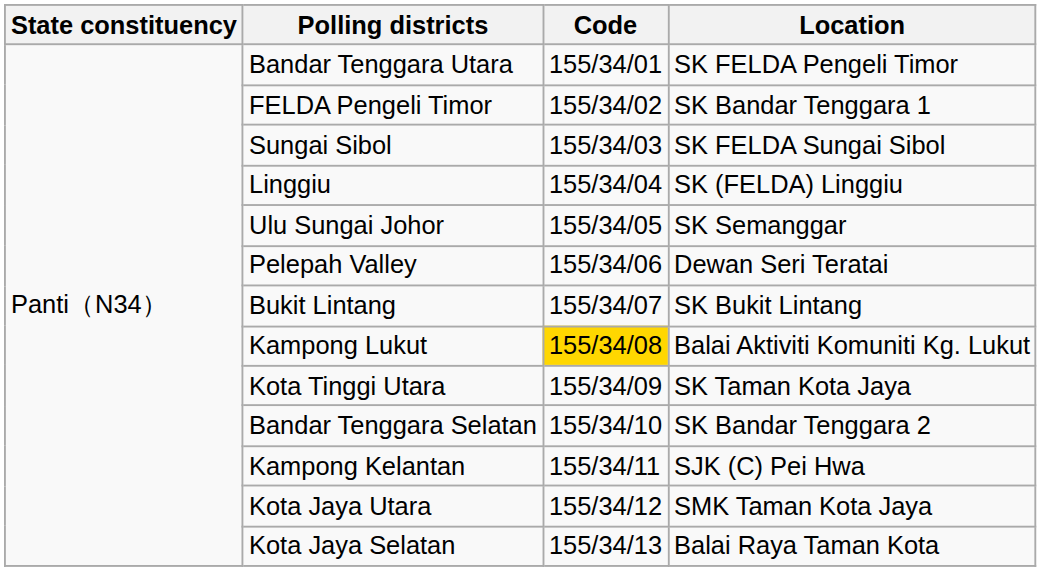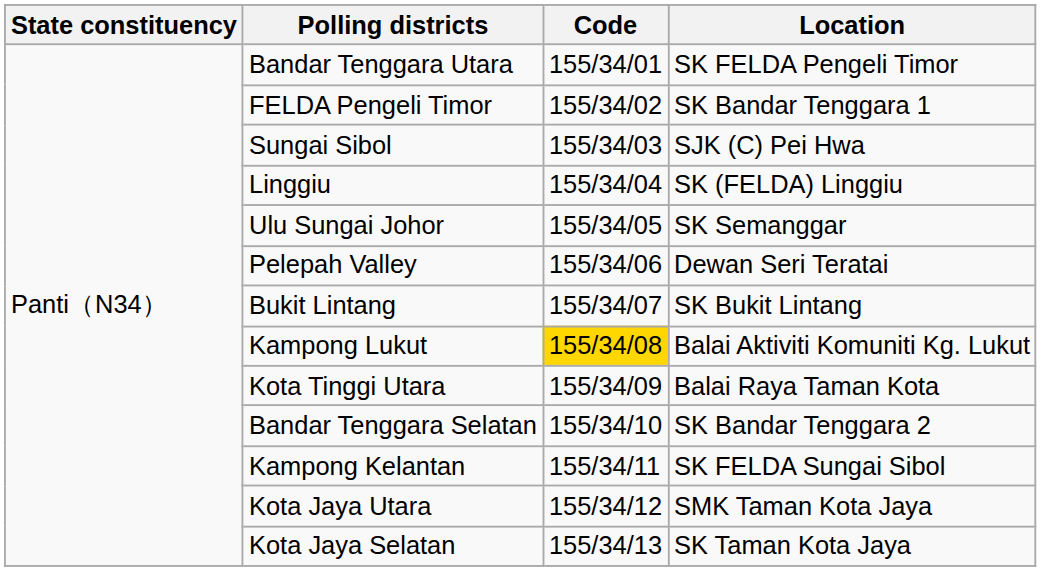(810, 145) SK FELDA Sungai Sibol -> (769, 145) SJK (C) Pei Hwa
(793, 385) SK Taman Kota Jaya -> (807, 385) Balai Raya Taman Kota
(769, 466) SJK (C) Pei Hwa -> (810, 466) SK FELDA Sungai Sibol
(807, 546) Balai Raya Taman Kota -> (793, 546) SK Taman Kota Jaya
